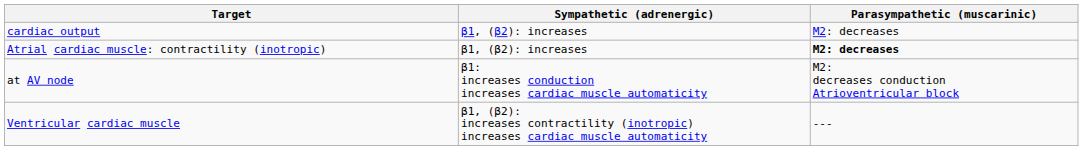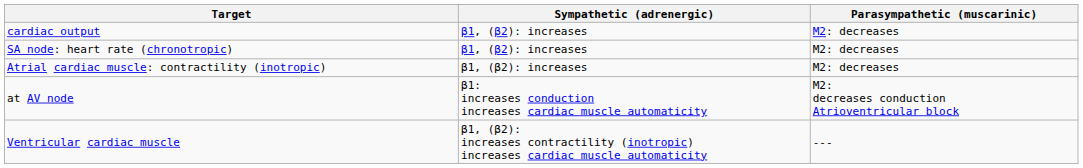+ row: (120, 49)
(856, 49) bold -> (856, 67) normal
